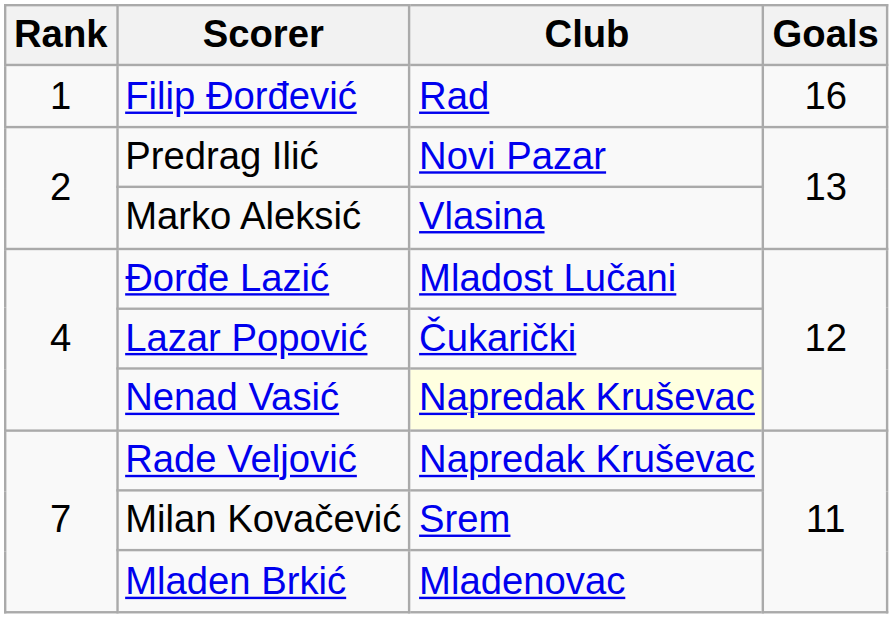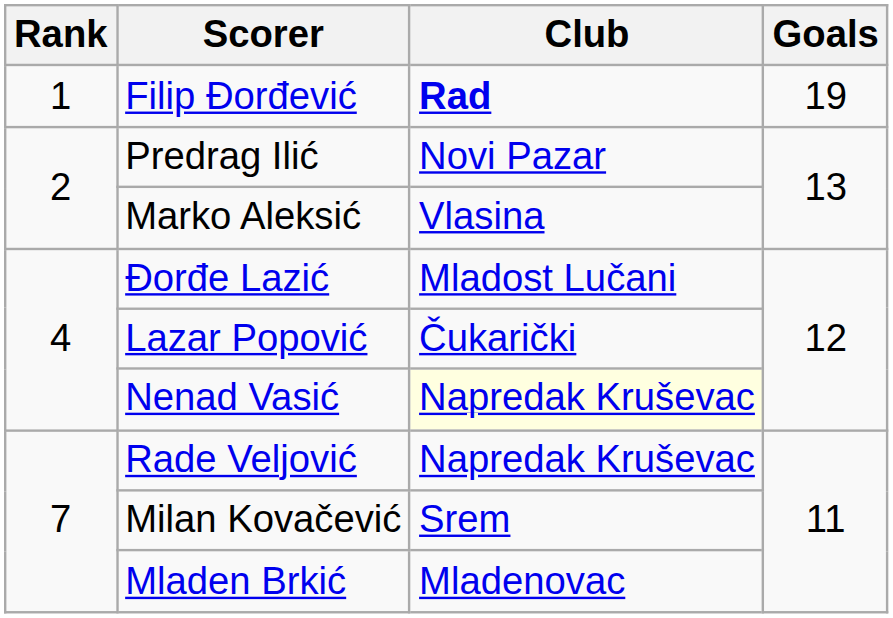(454, 95) normal -> (455, 95) bold
(826, 95) 16 -> (826, 95) 19
